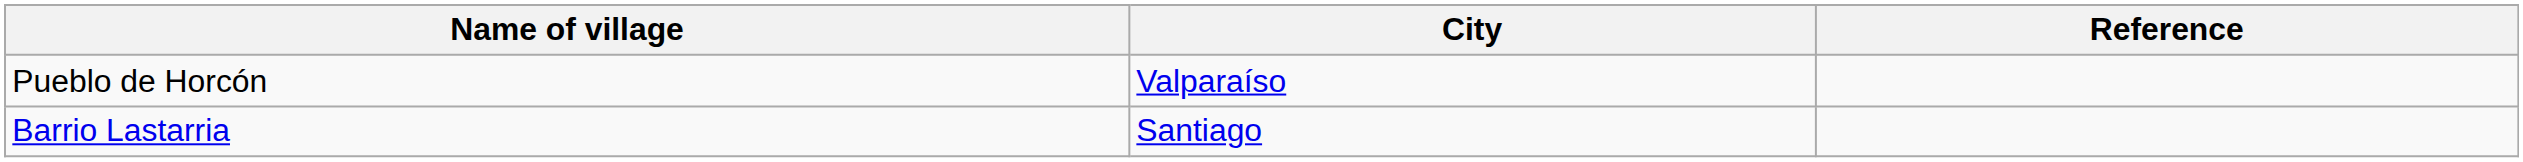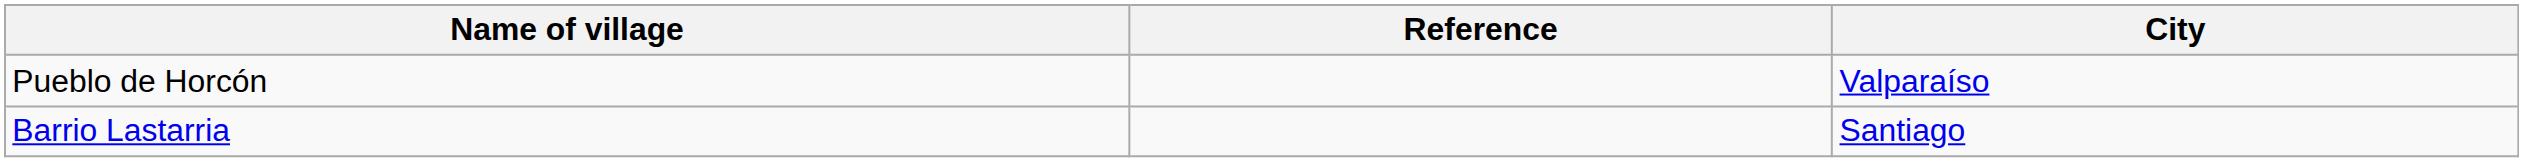columns swapped: (1472, 29) <-> (2167, 29)
